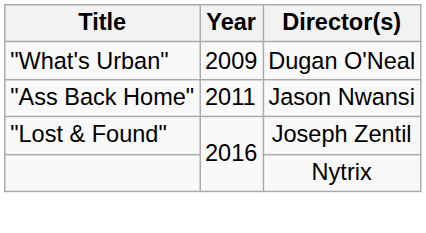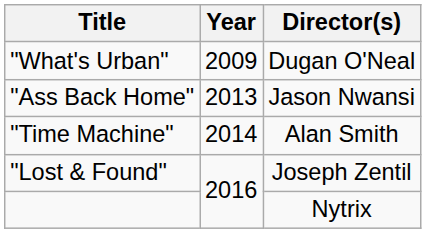(230, 97) 2011 -> (231, 97) 2013
+ row: (92, 135)
